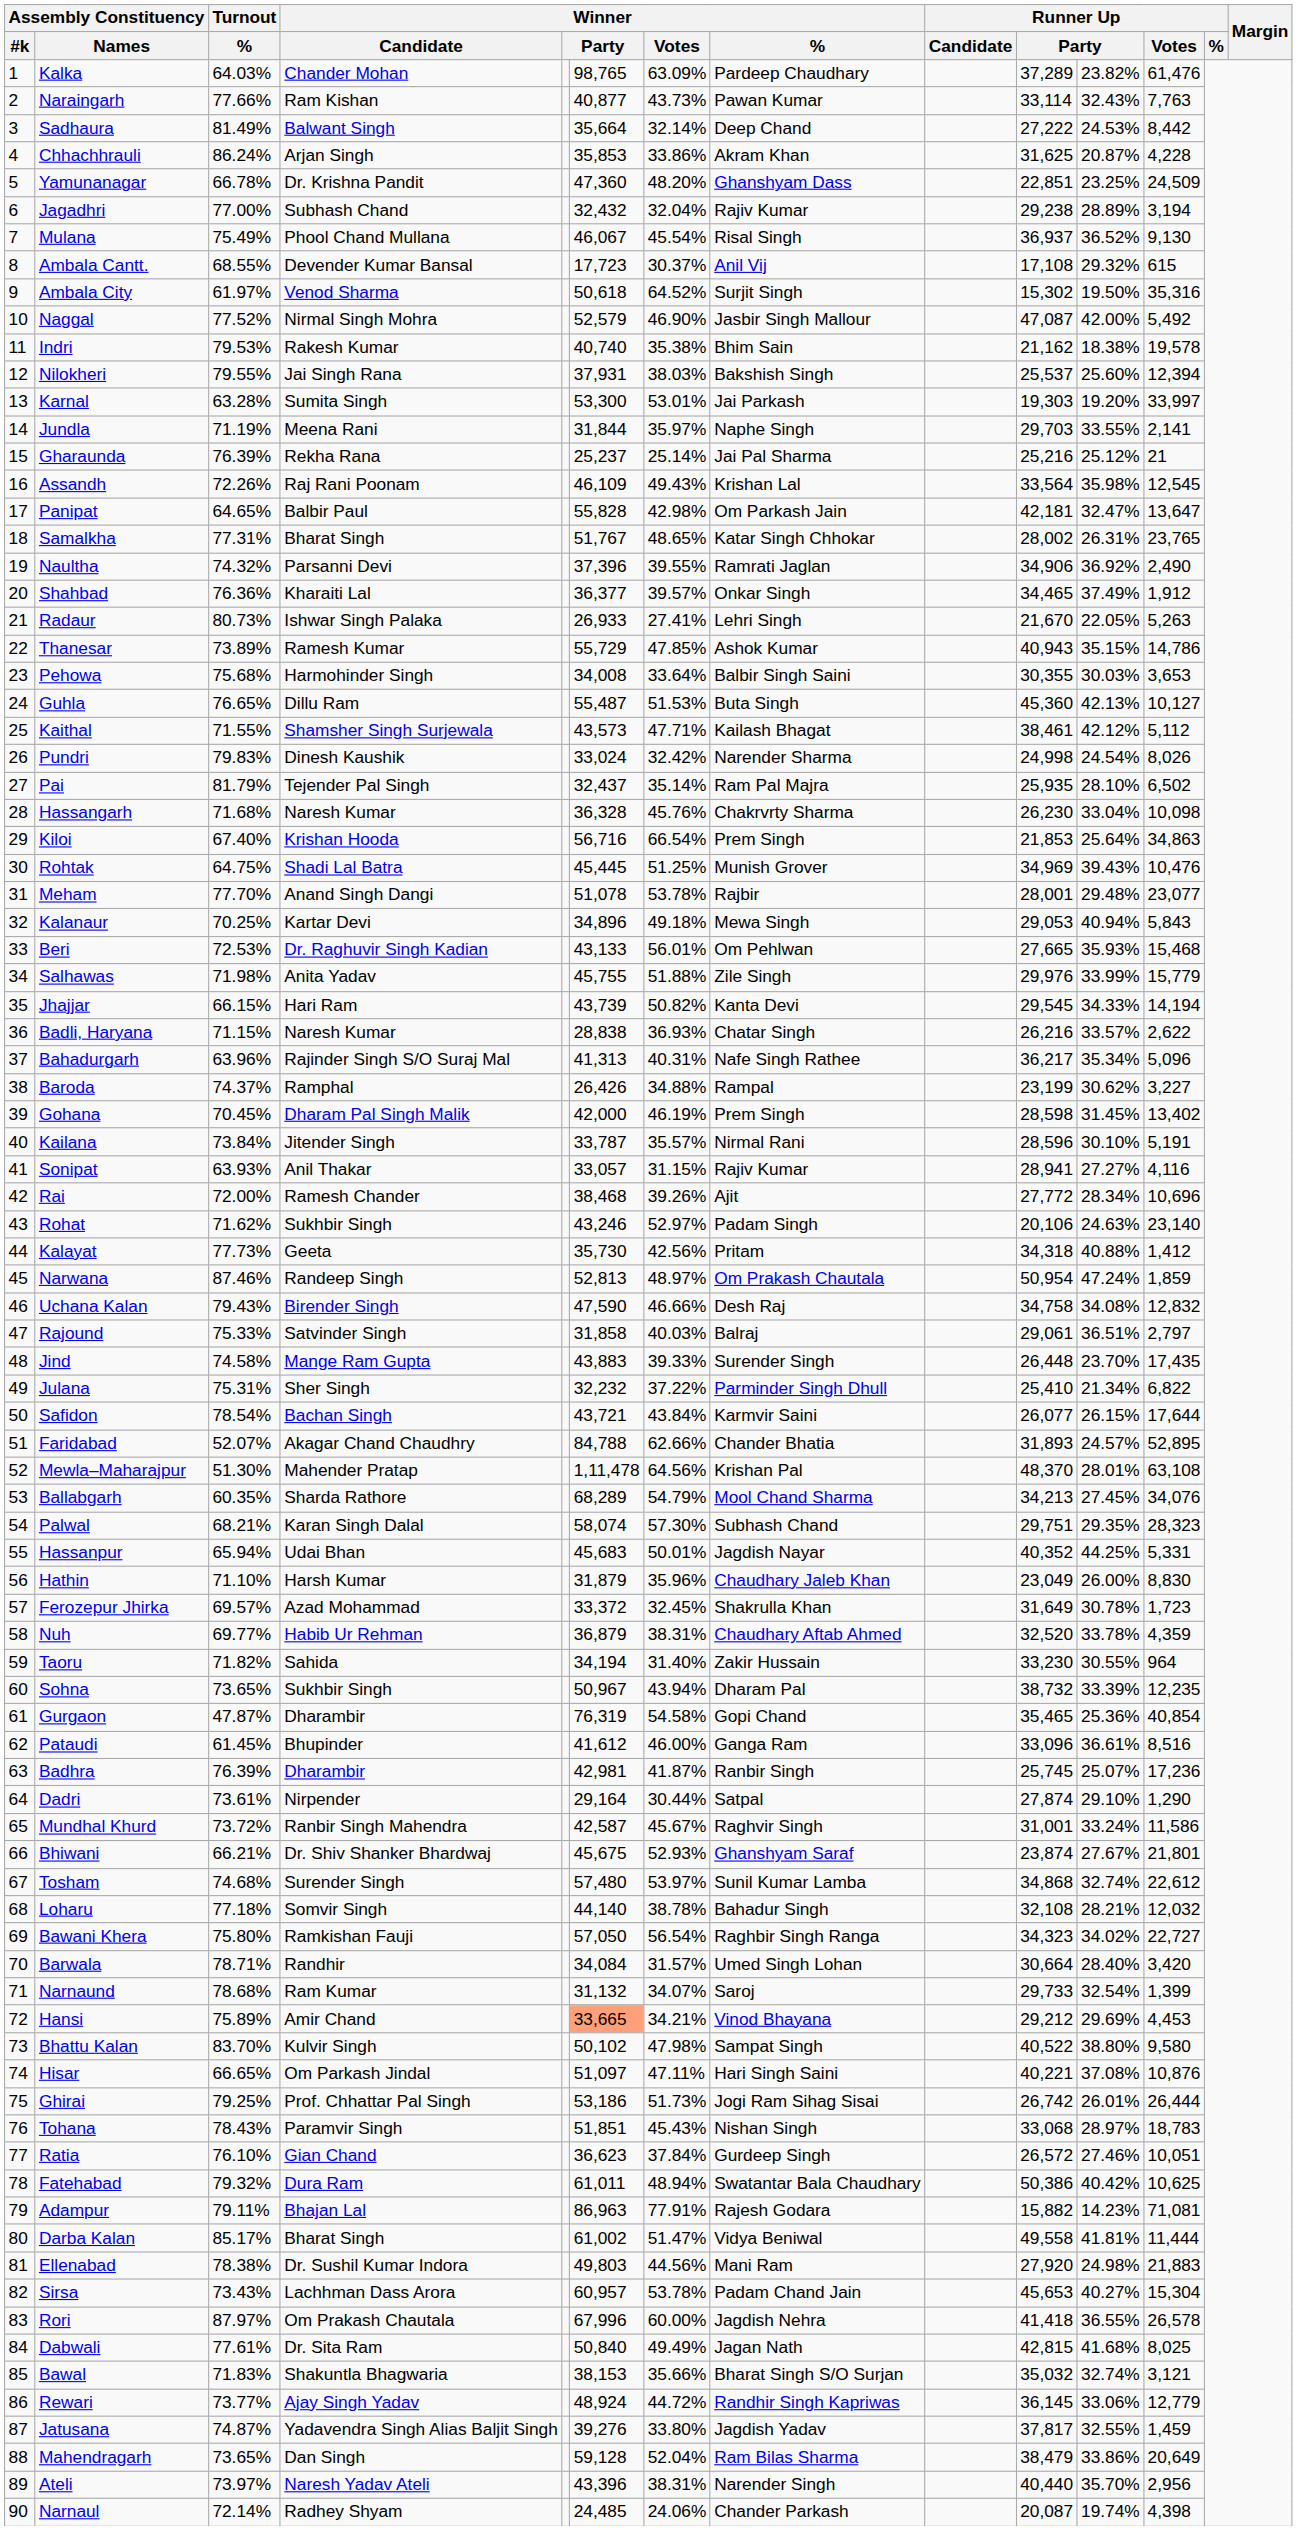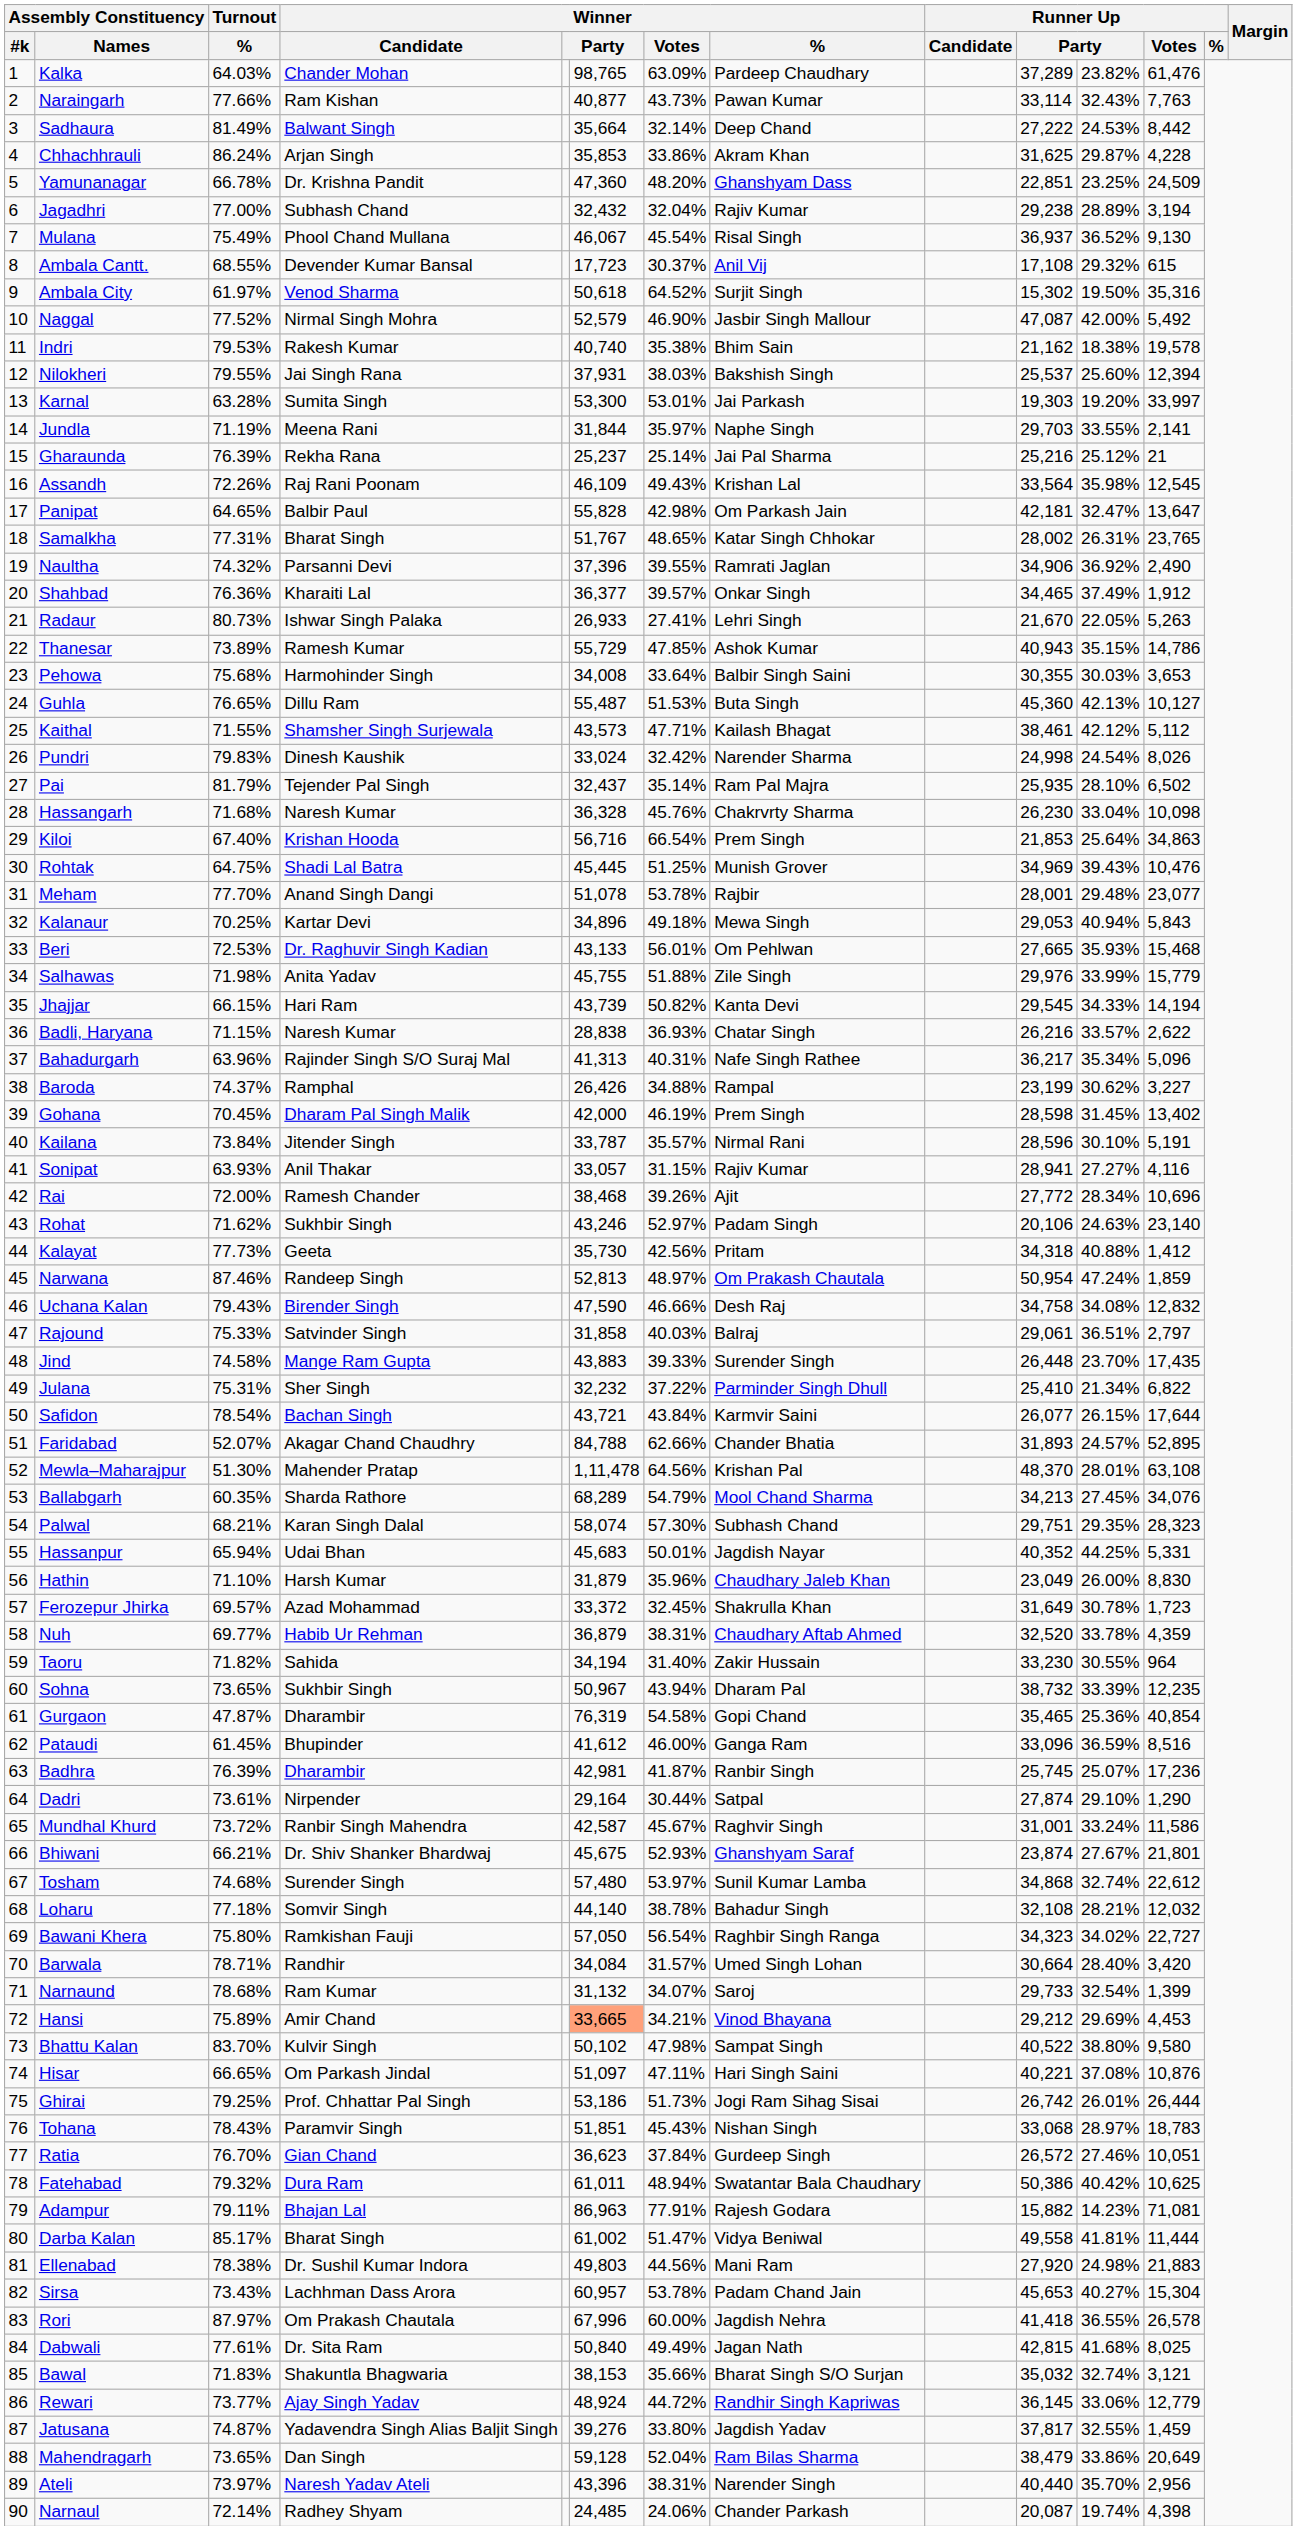(1110, 155) 20.87% -> (1110, 155) 29.87%
(1110, 1744) 36.61% -> (1110, 1744) 36.59%
(242, 2155) 76.10% -> (242, 2155) 76.70%
